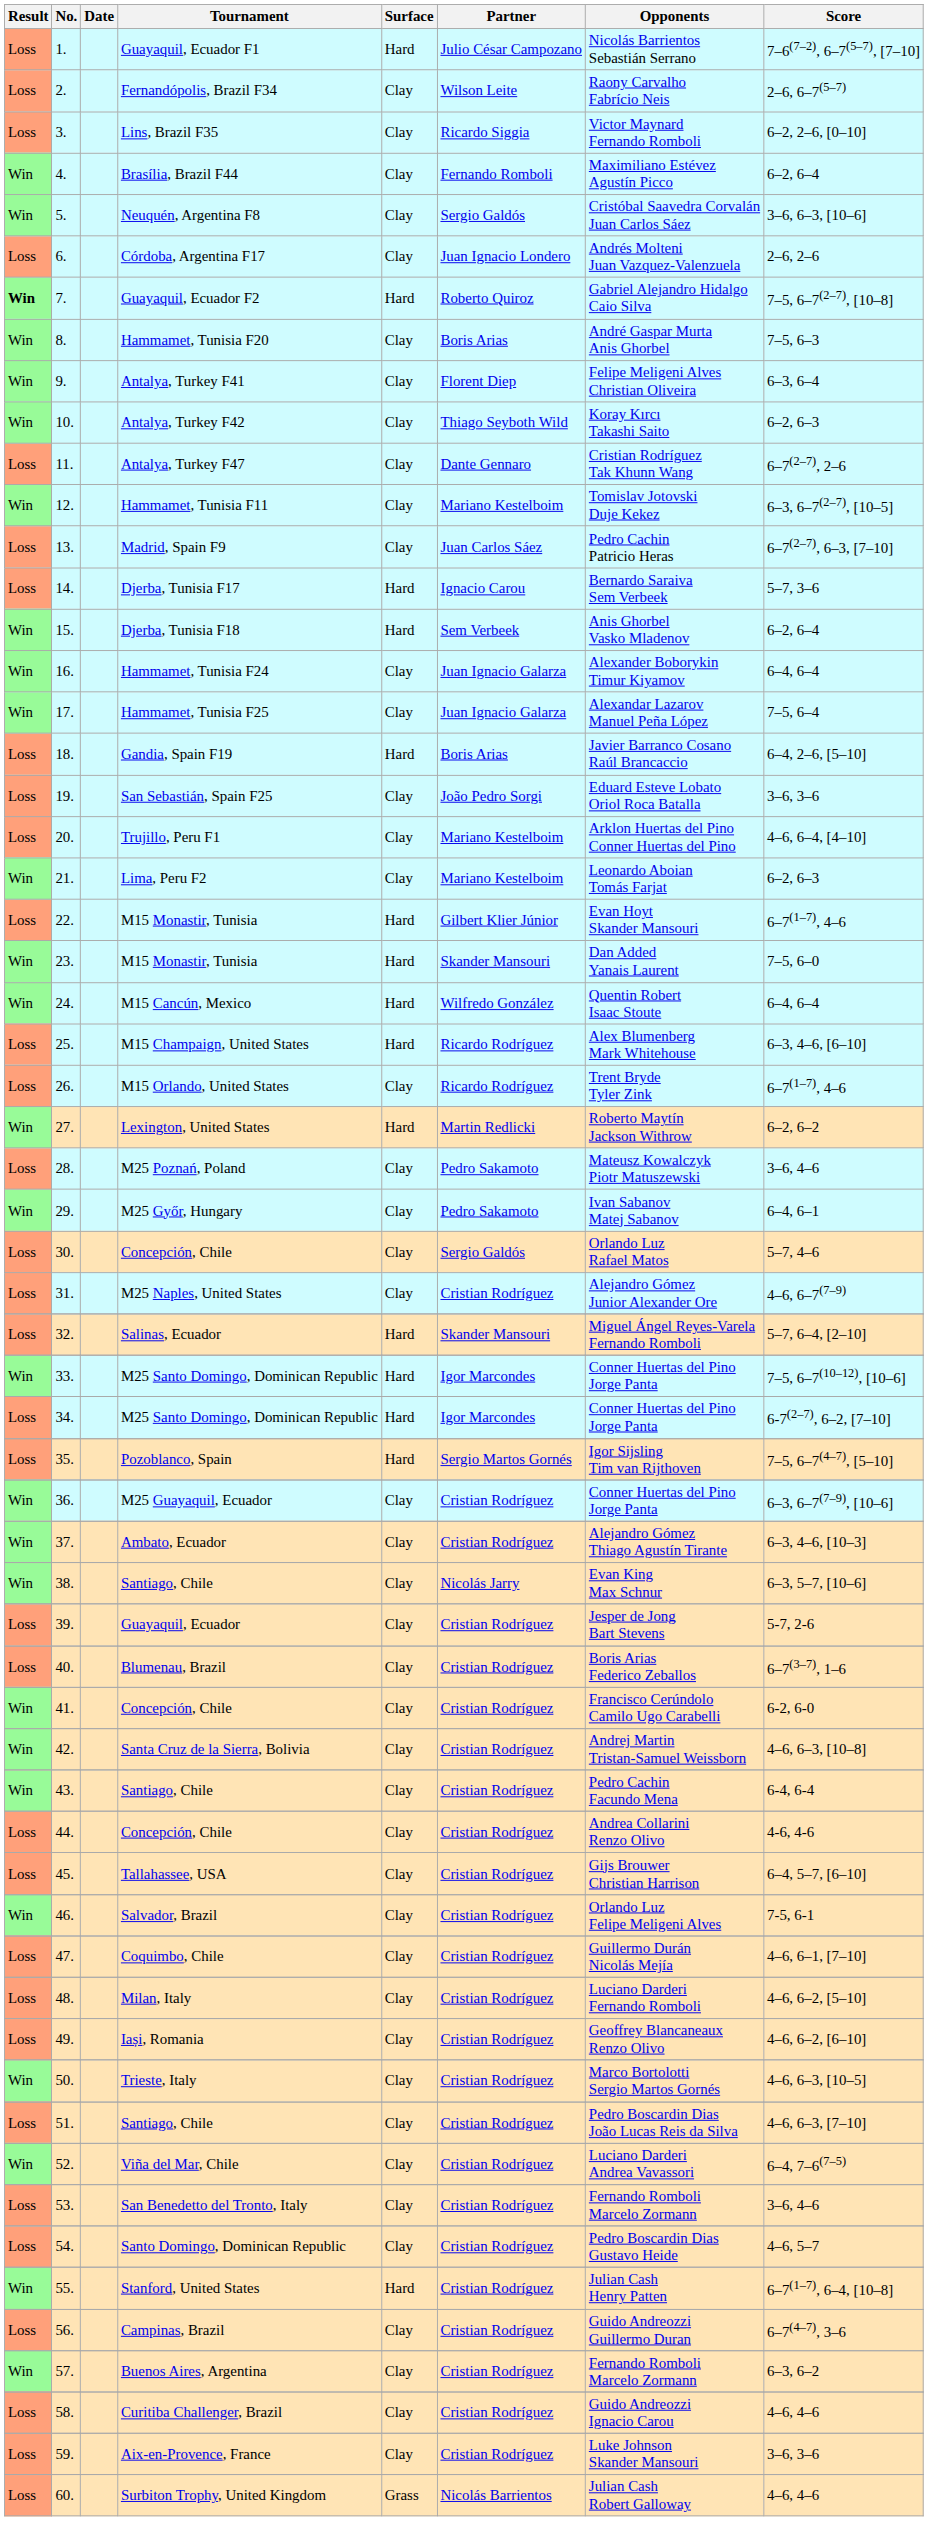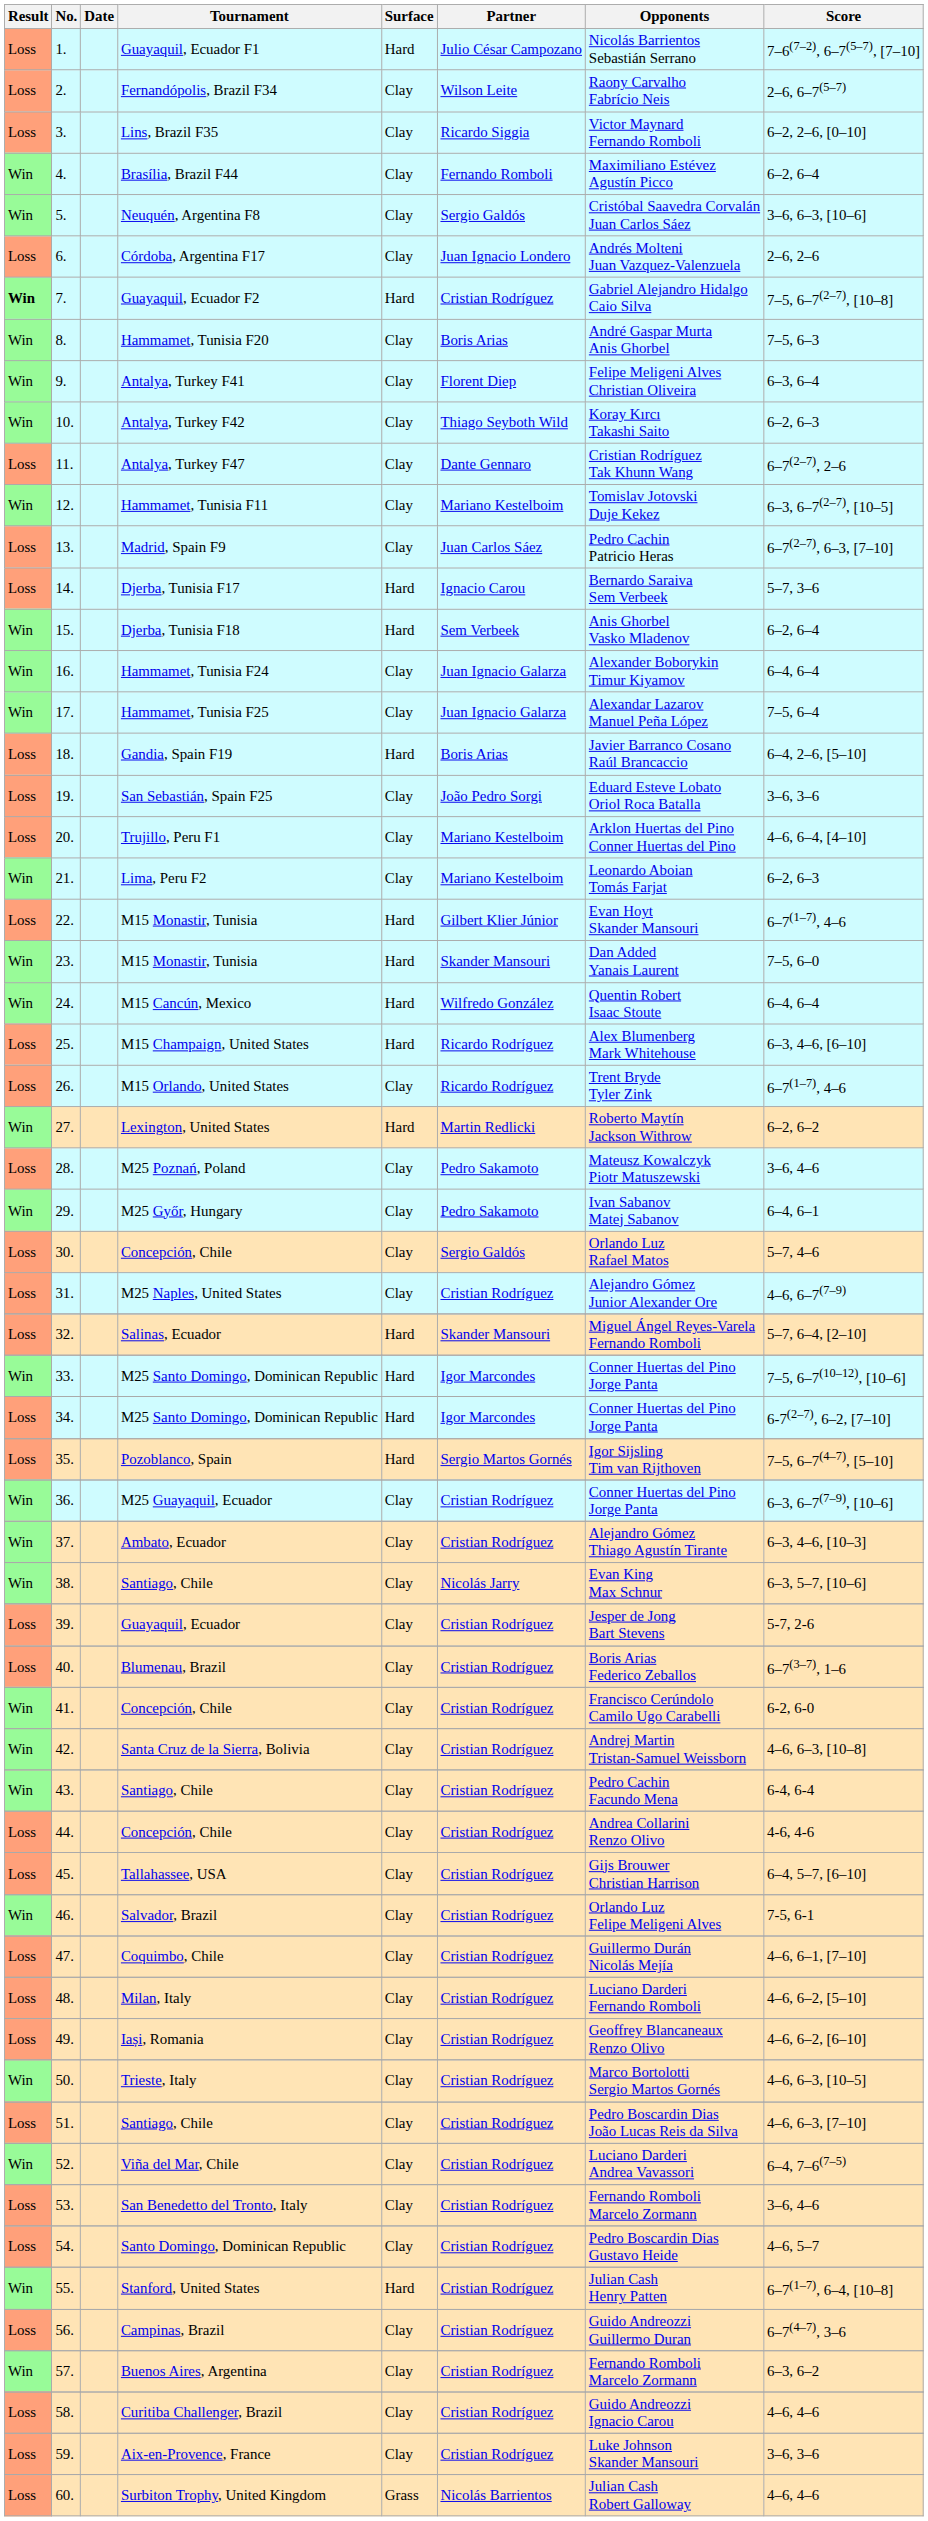(487, 297) Roberto Quiroz -> (497, 297) Cristian Rodríguez
